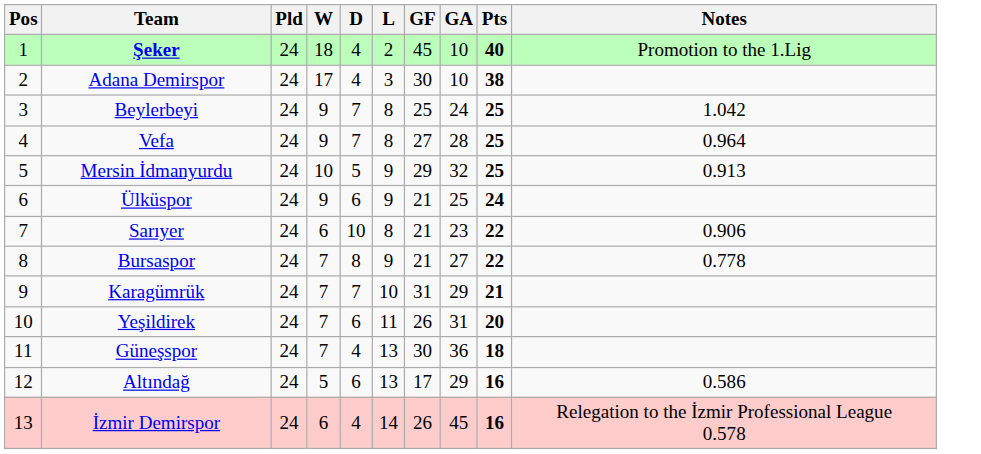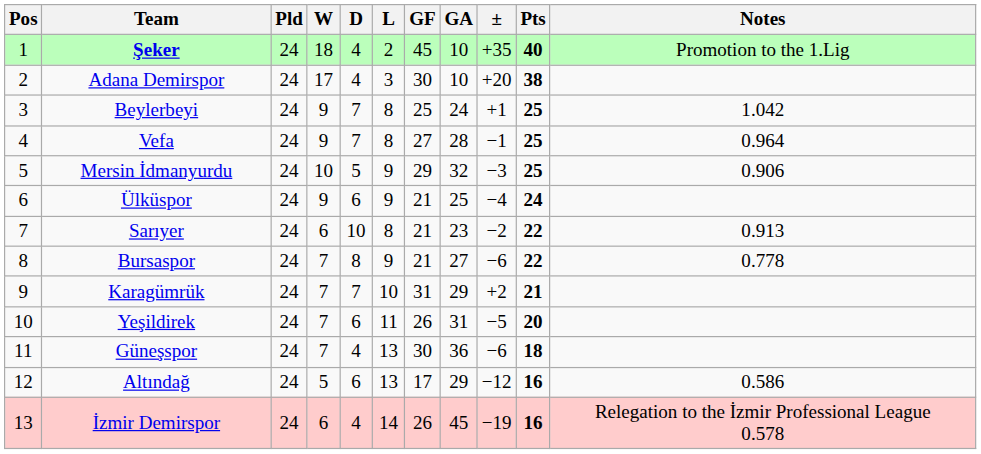+ column: (497, 19)
(724, 170) 0.913 -> (763, 170) 0.906
(724, 230) 0.906 -> (763, 230) 0.913
